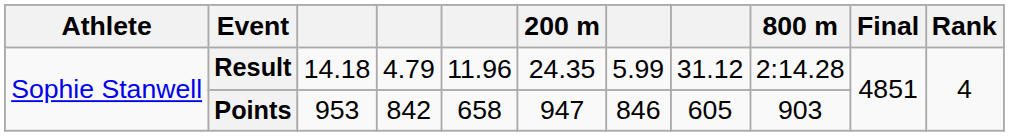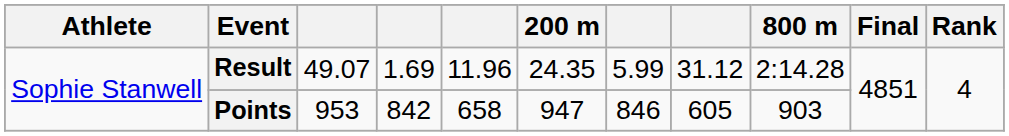(337, 68) 14.18 -> (337, 68) 49.07
(409, 68) 4.79 -> (409, 68) 1.69
